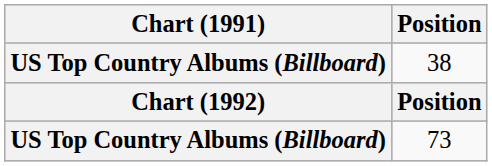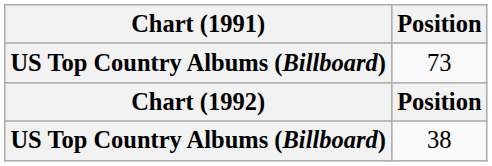rows swapped: (439, 62) <-> (439, 140)
